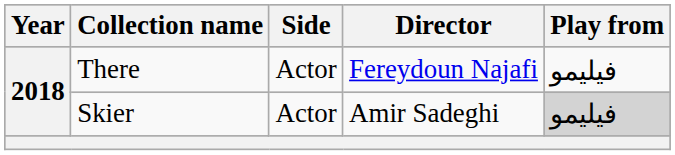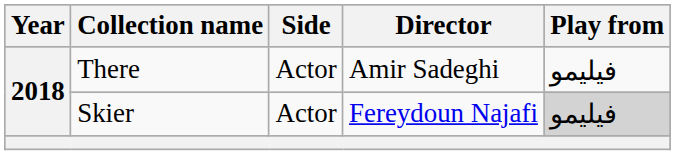(444, 69) Fereydoun Najafi -> (424, 69) Amir Sadeghi
(424, 113) Amir Sadeghi -> (444, 113) Fereydoun Najafi
